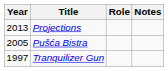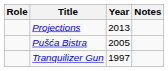columns swapped: (17, 12) <-> (119, 12)
